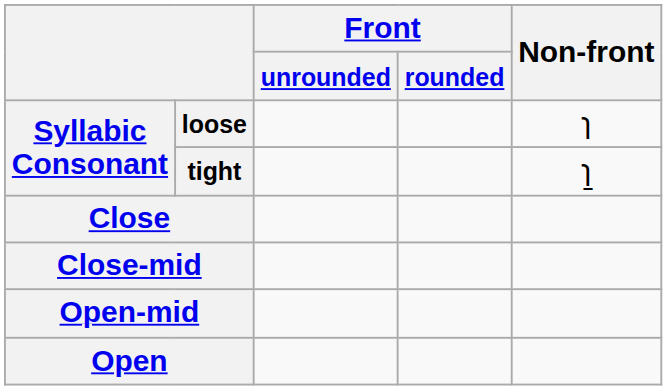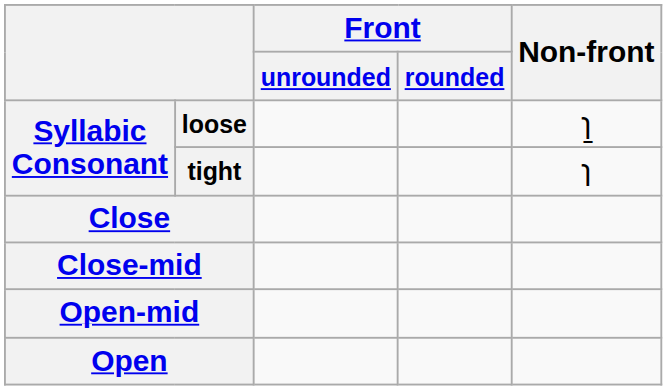(586, 123) ɿ -> (586, 123) ɿ̠
(586, 170) ɿ̠ -> (586, 170) ɿ
